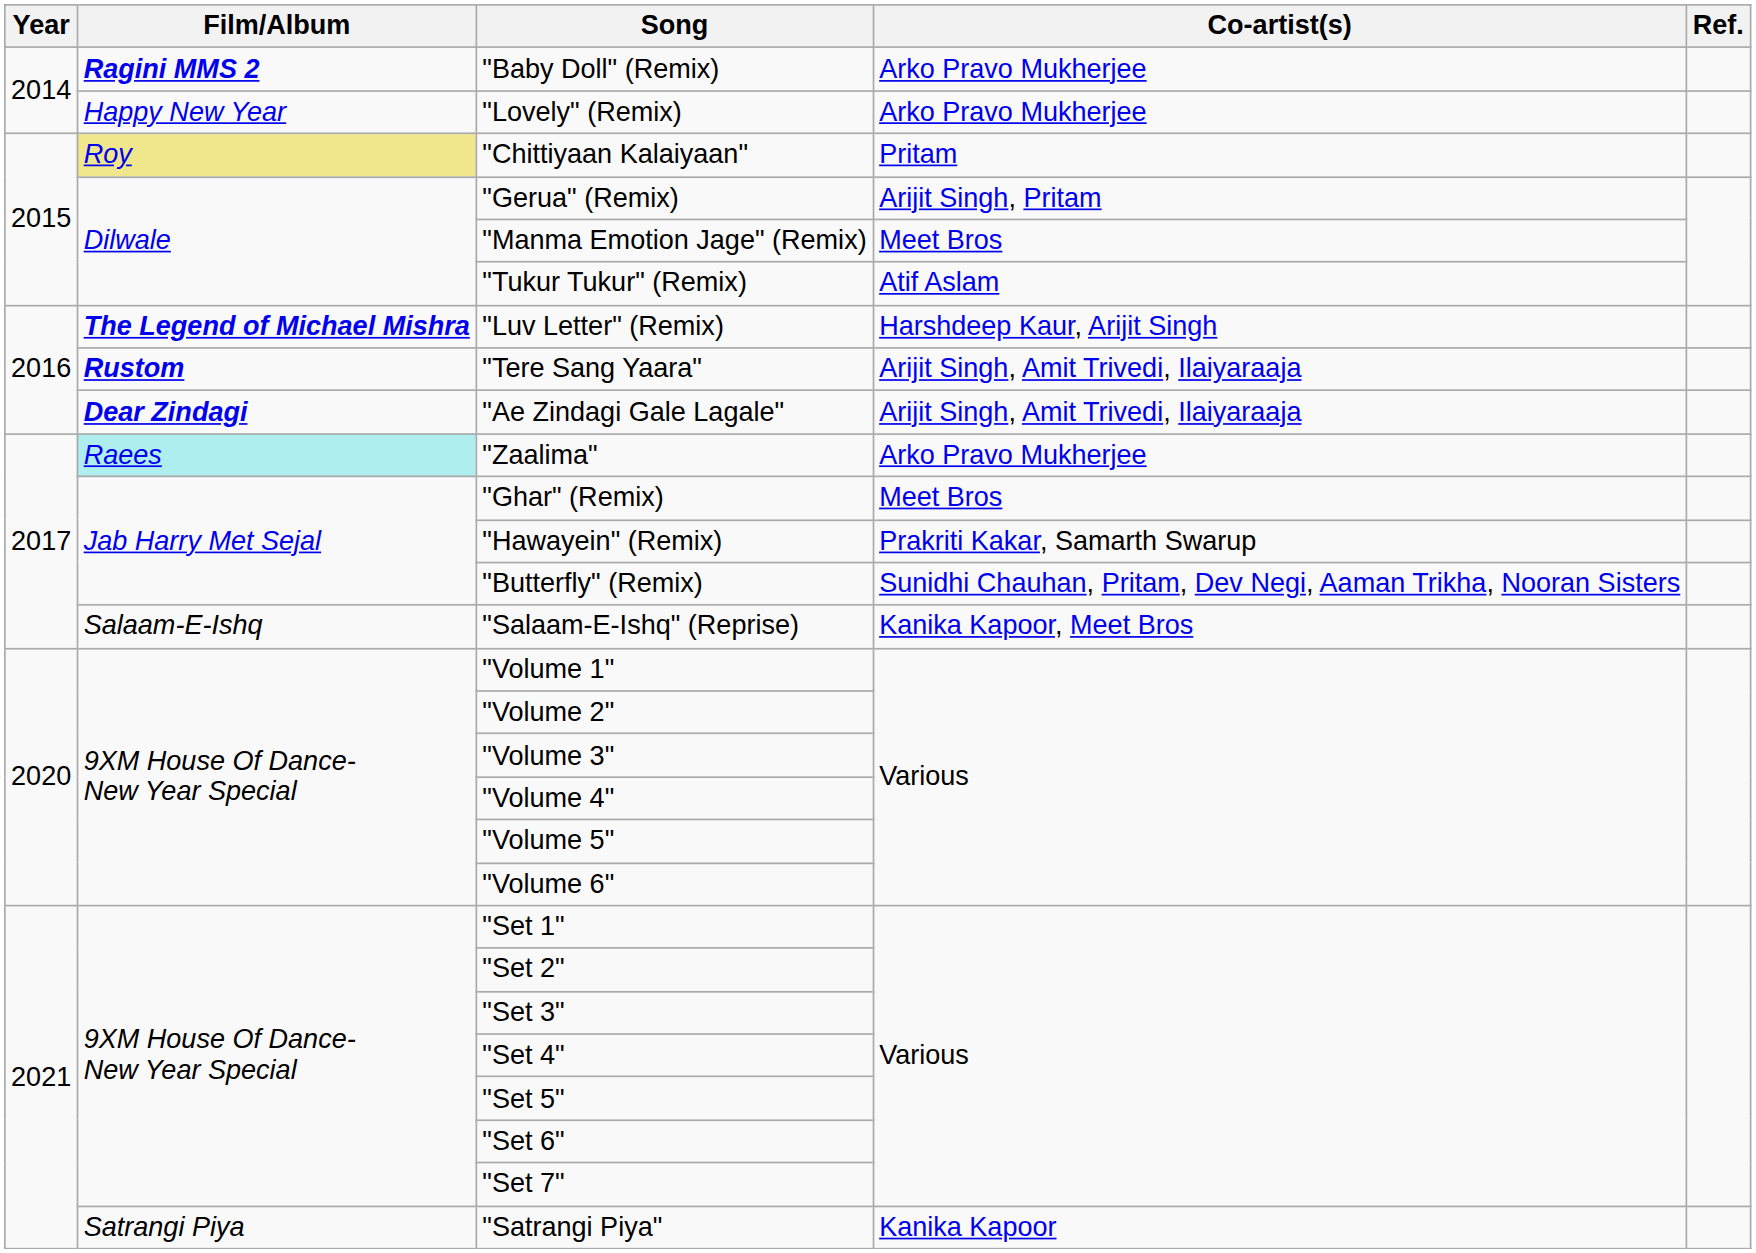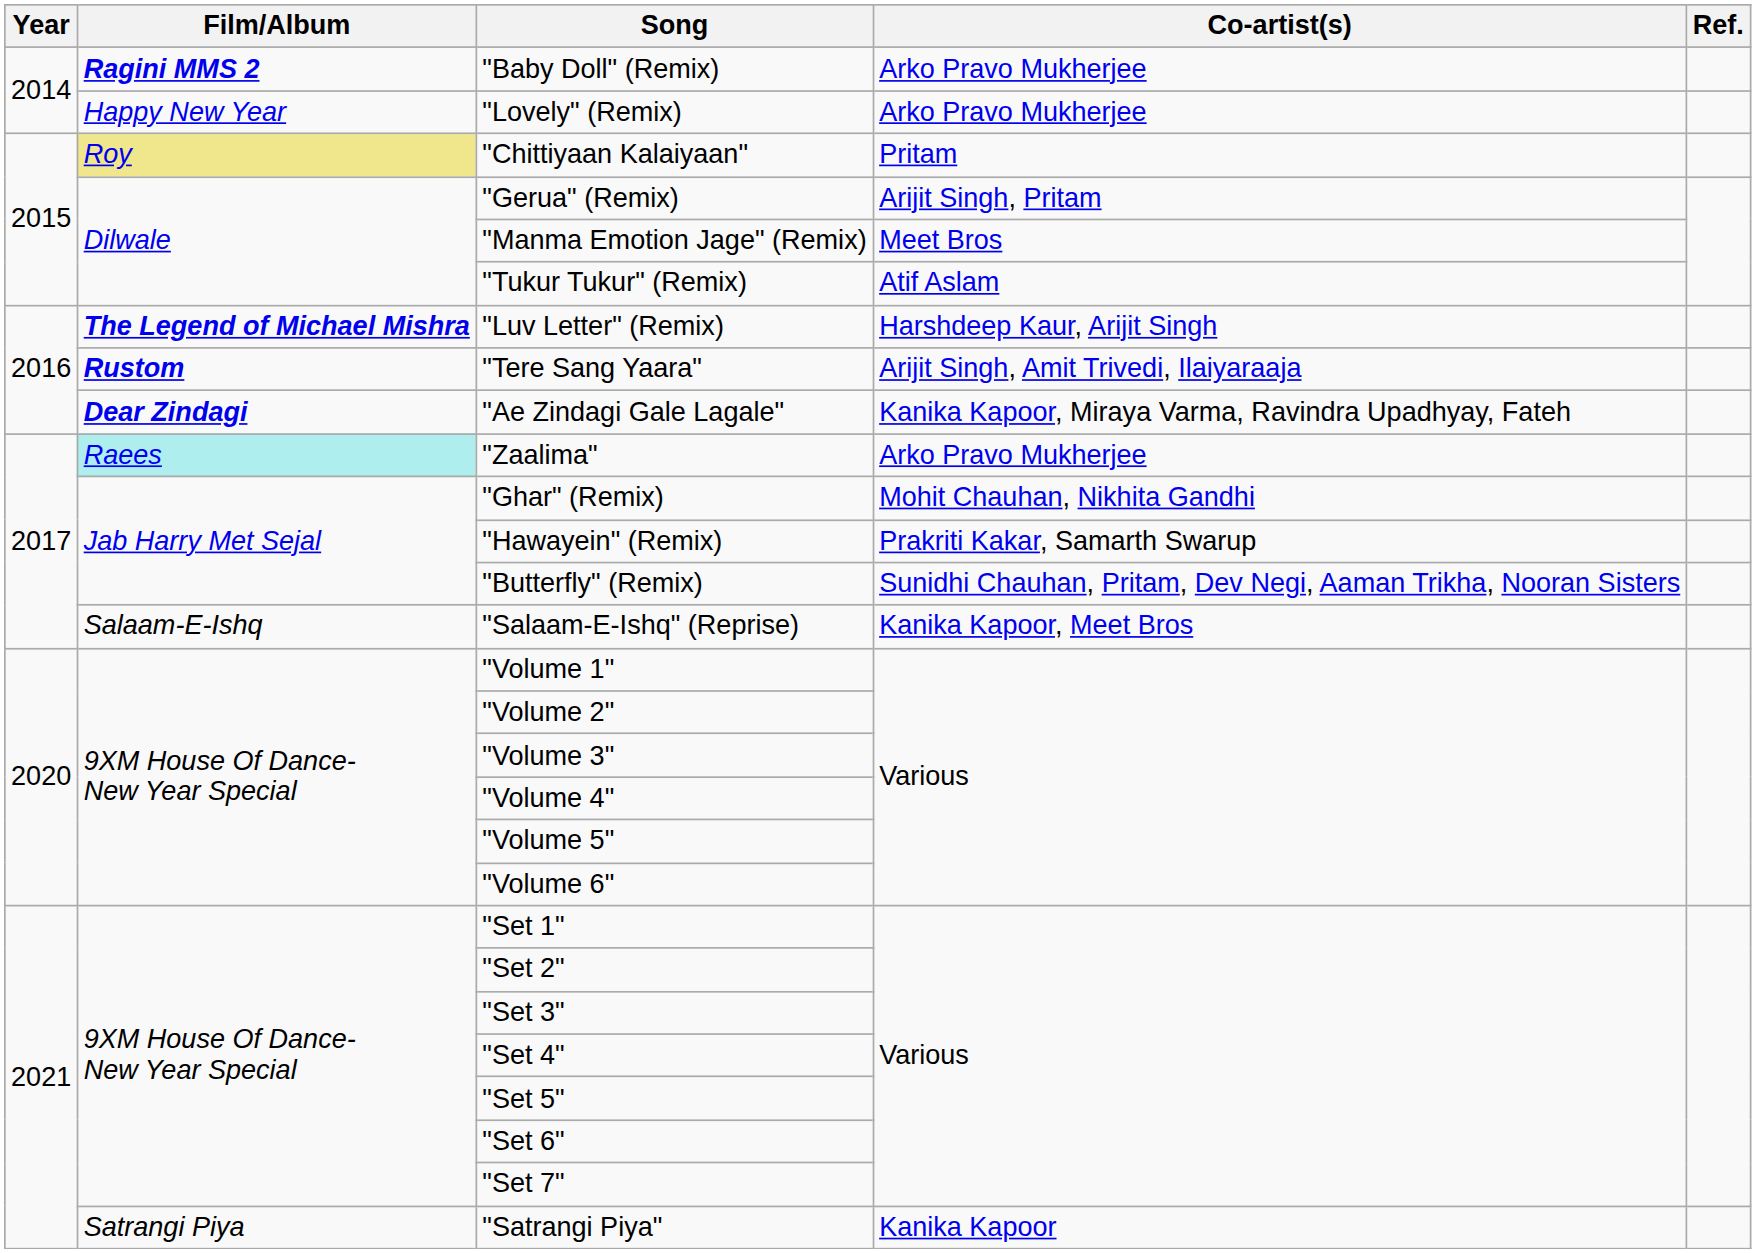(1090, 411) Arijit Singh, Amit Trivedi, Ilaiyaraaja -> (1225, 411) Kanika Kapoor, Miraya Varma, Ravindra Upadhyay, Fateh
(941, 497) Meet Bros -> (1067, 497) Mohit Chauhan, Nikhita Gandhi
